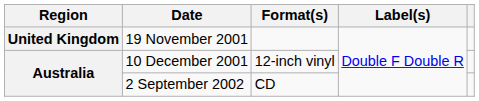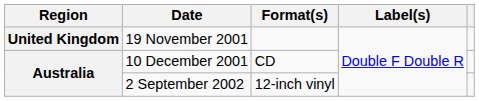(295, 61) 12-inch vinyl -> (265, 61) CD
(265, 84) CD -> (295, 84) 12-inch vinyl
